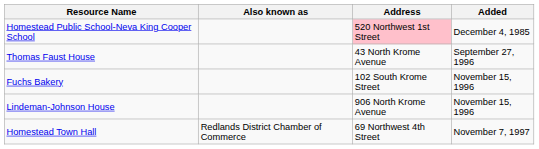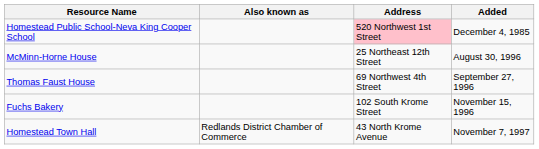+ row: (52, 57)
(388, 57) 43 North Krome Avenue -> (391, 82) 69 Northwest 4th Street
- row: (61, 107)
(390, 132) 69 Northwest 4th Street -> (389, 132) 43 North Krome Avenue
